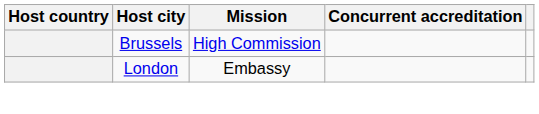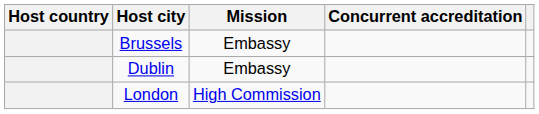(257, 43) High Commission -> (257, 43) Embassy
+ row: (151, 69)
(257, 69) Embassy -> (257, 95) High Commission
